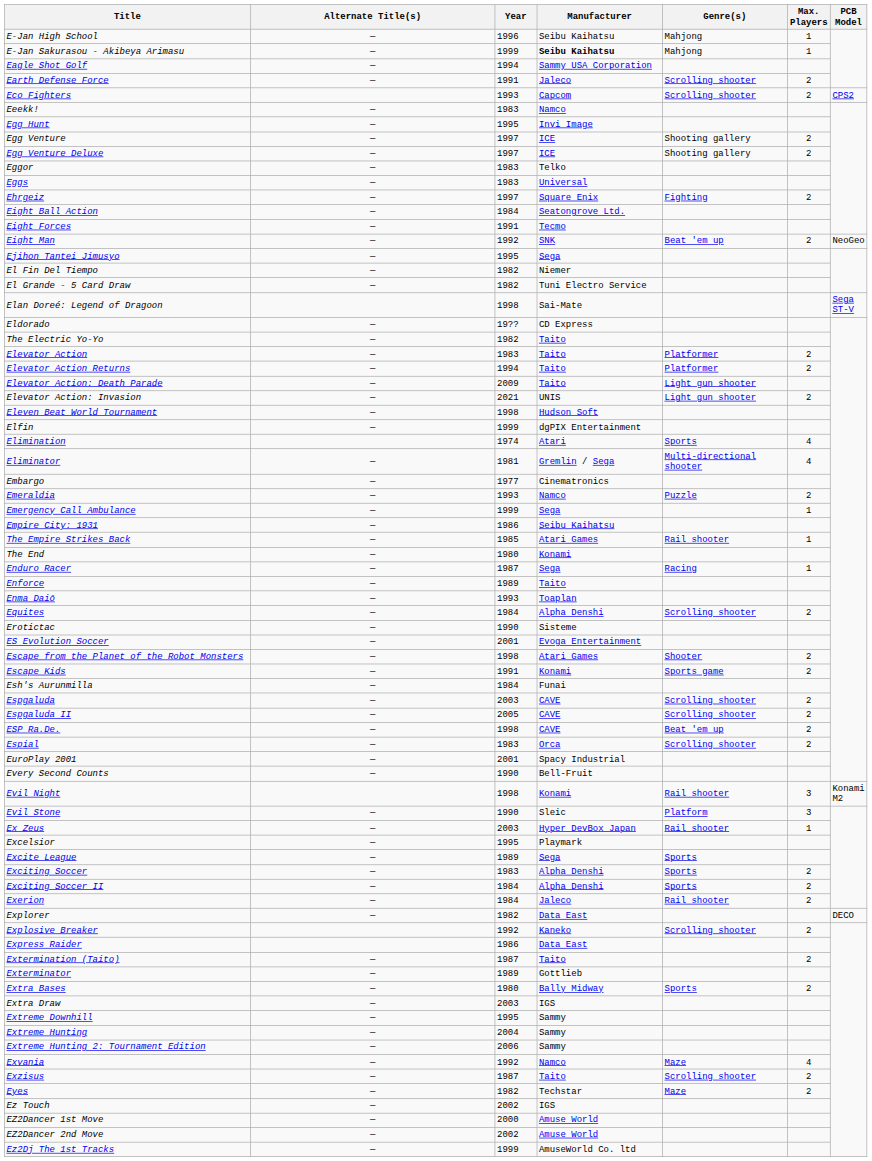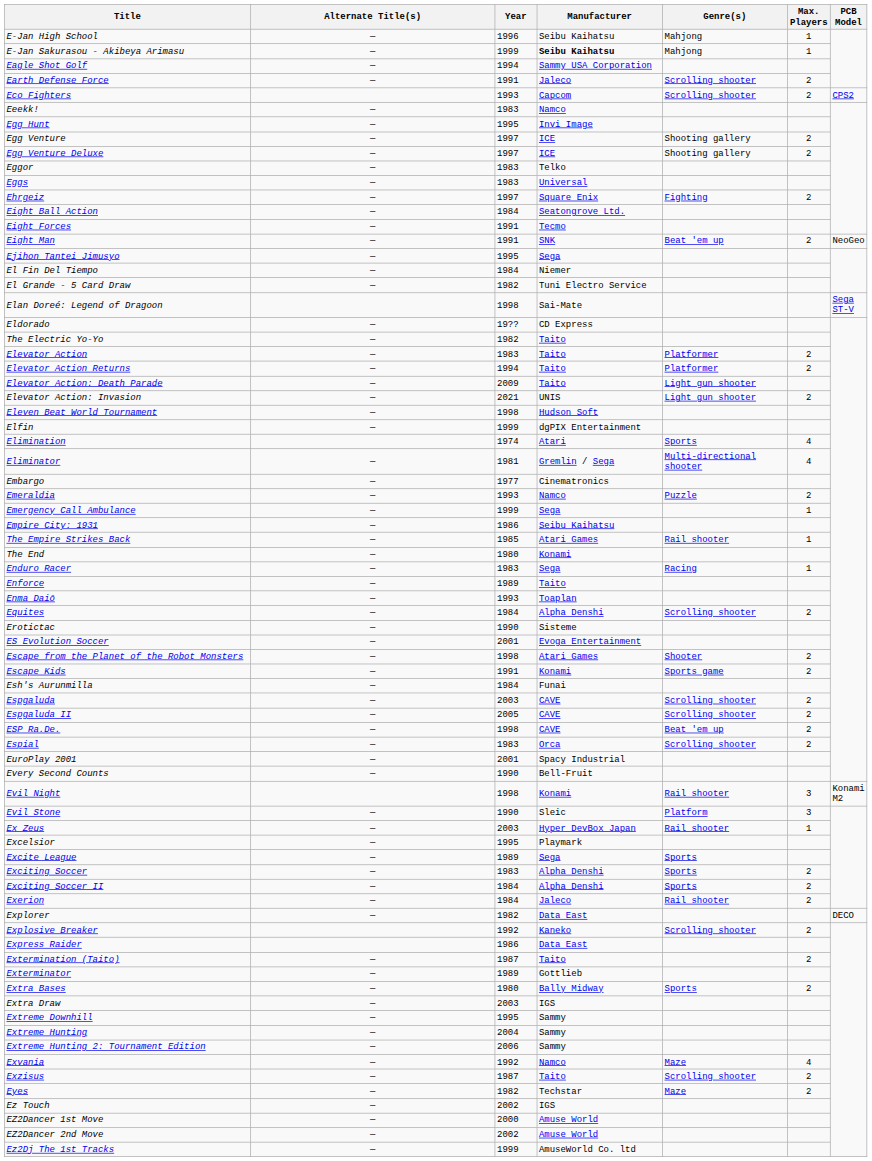(508, 241) 1992 -> (508, 241) 1991
(508, 271) 1982 -> (508, 271) 1984
(508, 569) 1987 -> (508, 569) 1983
